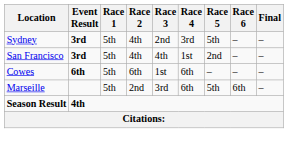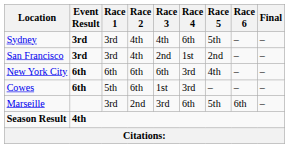(109, 39) 5th -> (111, 39) 3rd
(162, 39) 2nd -> (162, 39) 4th
(188, 39) 3rd -> (188, 39) 6th
(109, 55) 5th -> (111, 55) 3rd
(161, 55) 4th -> (164, 55) 2nd
+ row: (37, 71)
(187, 71) 6th -> (189, 87) 3rd
(109, 87) 5th -> (111, 103) 3rd
